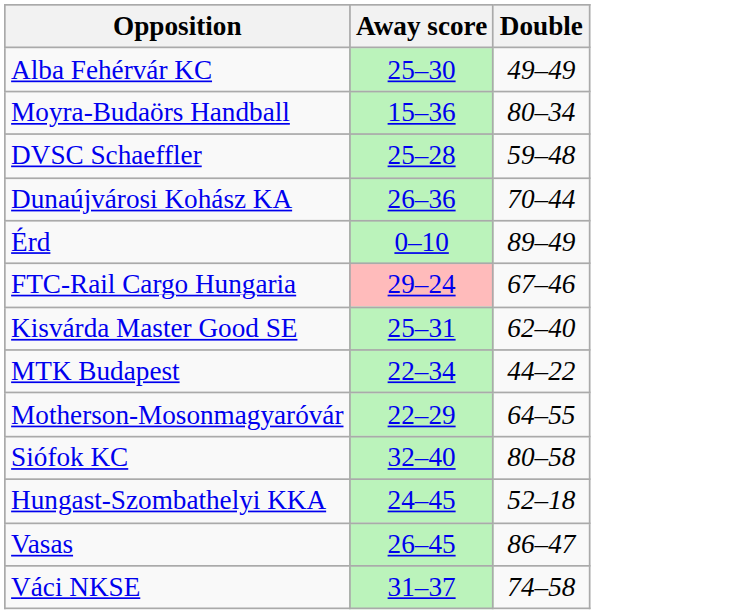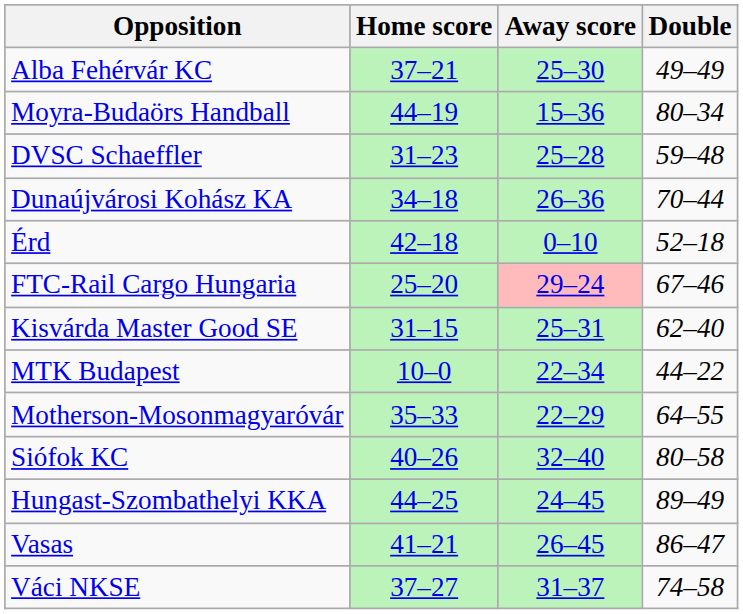+ column: (424, 26)
(541, 241) 89–49 -> (690, 241) 52–18
(541, 500) 52–18 -> (690, 500) 89–49
